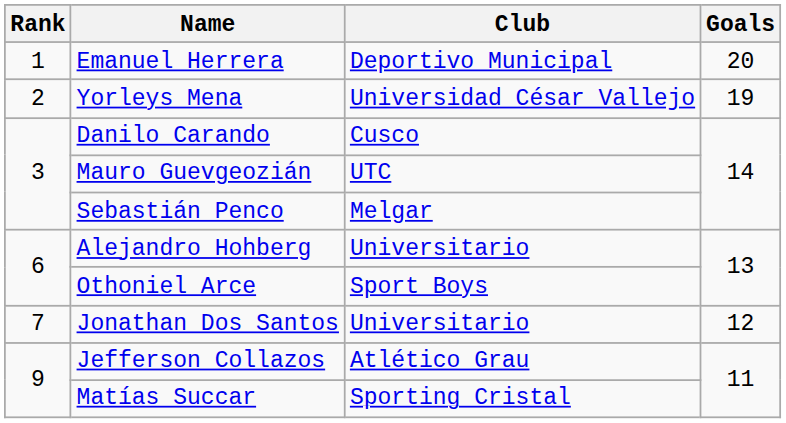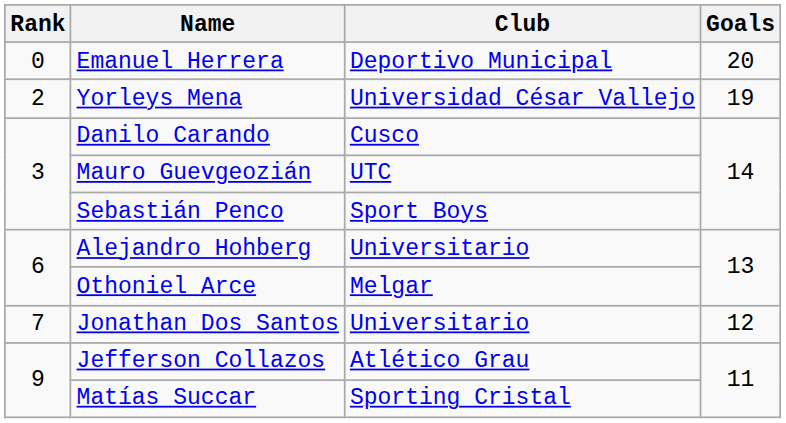(38, 61) 1 -> (38, 61) 0
(391, 211) Melgar -> (419, 211) Sport Boys
(419, 286) Sport Boys -> (391, 286) Melgar
